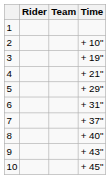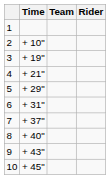columns swapped: (34, 12) <-> (92, 12)
